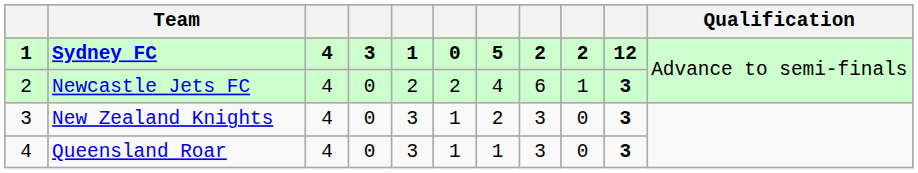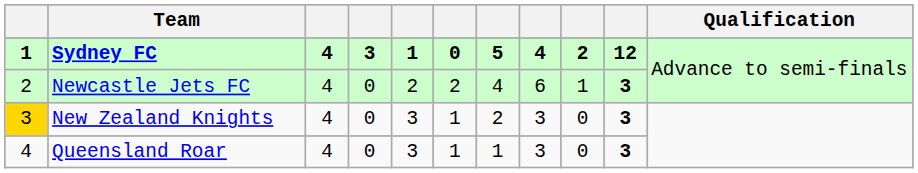(540, 53) 2 -> (540, 53) 4
(26, 119) no background -> (26, 119) gold background
